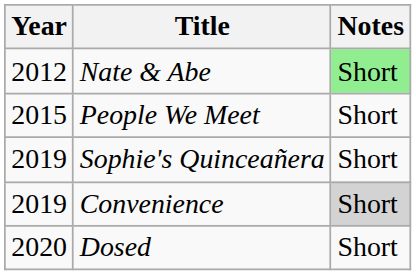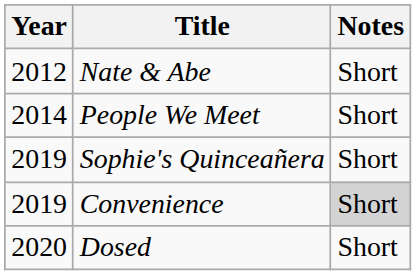(368, 70) lightgreen background -> (368, 70) no background
(39, 114) 2015 -> (39, 114) 2014
